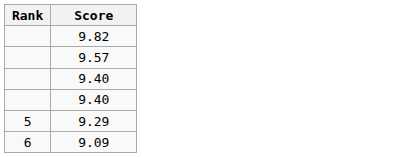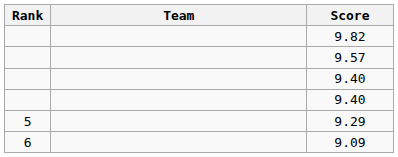+ column: (179, 15)
